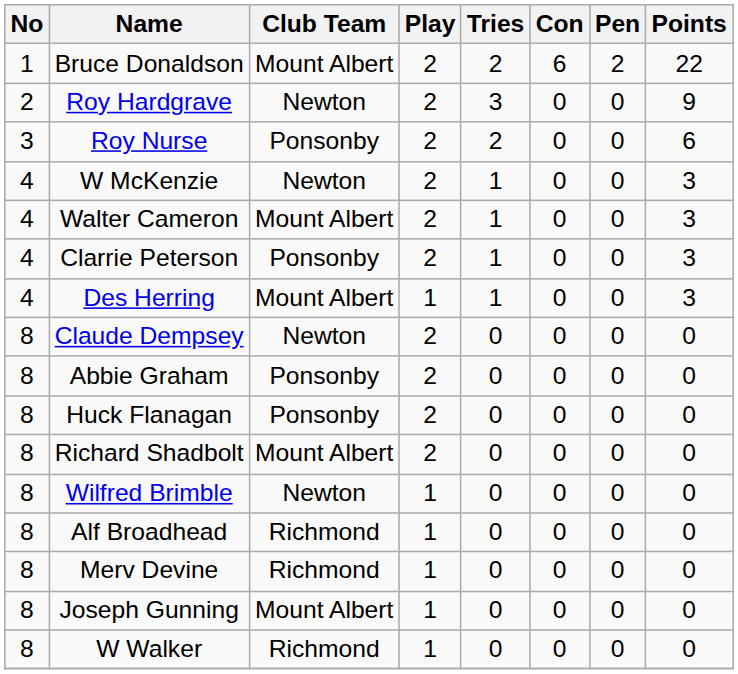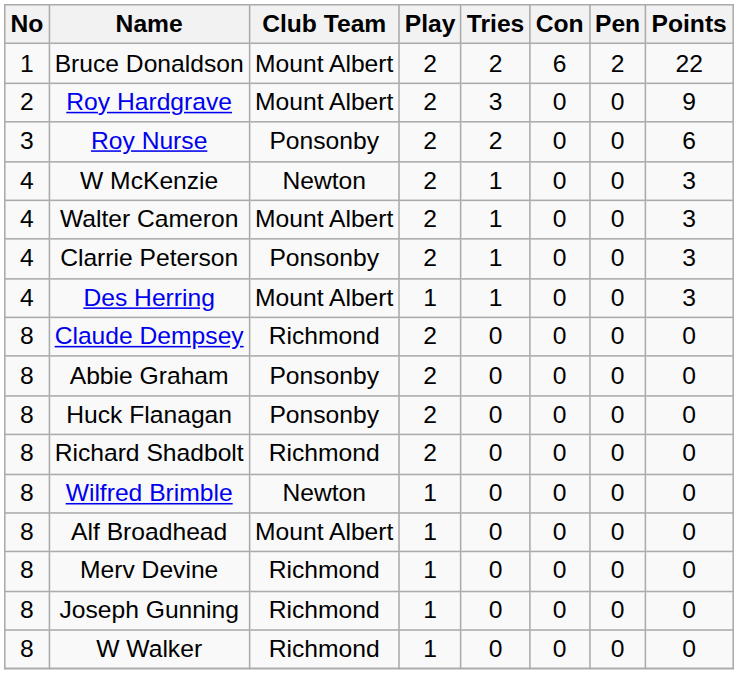(324, 102) Newton -> (324, 102) Mount Albert
(324, 336) Newton -> (324, 336) Richmond
(324, 453) Mount Albert -> (324, 453) Richmond
(324, 532) Richmond -> (324, 532) Mount Albert
(324, 610) Mount Albert -> (324, 610) Richmond
